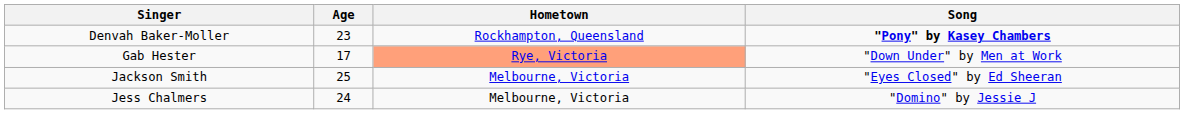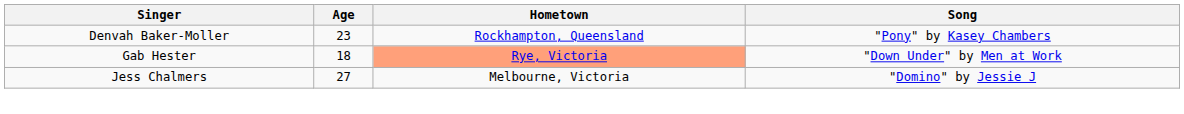(962, 35) bold -> (962, 35) normal
(344, 56) 17 -> (344, 56) 18
- row: (159, 77)
(344, 98) 24 -> (344, 77) 27
